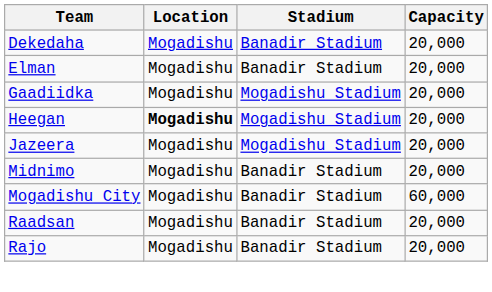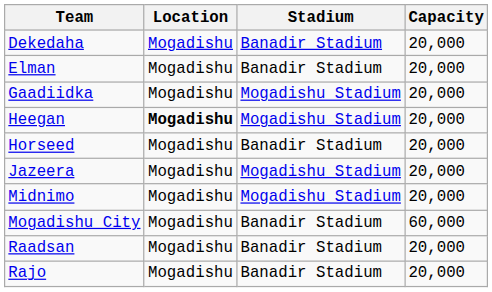+ row: (41, 146)
(311, 171) Banadir Stadium -> (321, 197) Mogadishu Stadium
